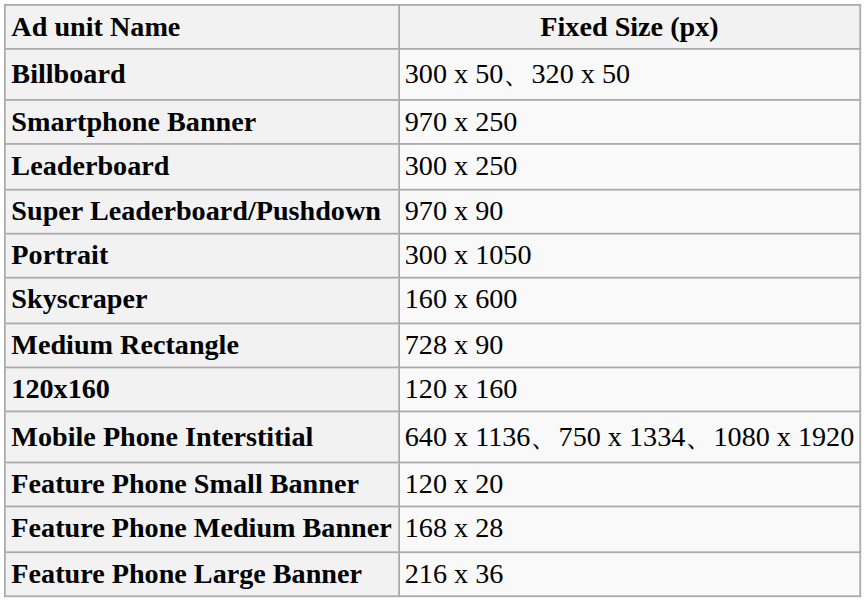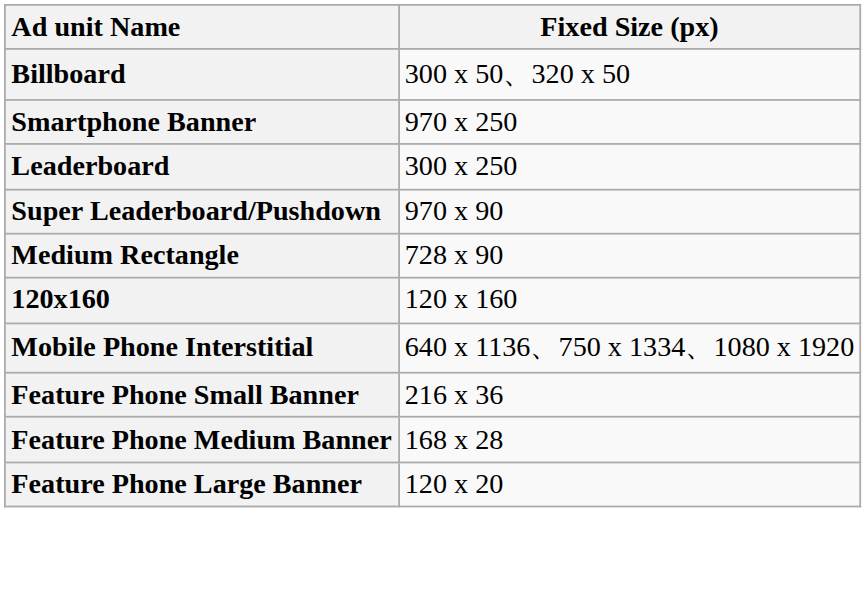- row: (60, 255)
- row: (79, 300)
(454, 483) 120 x 20 -> (454, 394) 216 x 36
(454, 573) 216 x 36 -> (454, 483) 120 x 20
